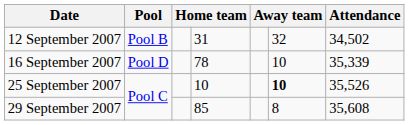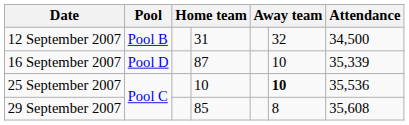(349, 39) 34,502 -> (349, 39) 34,500
(201, 62) 78 -> (201, 62) 87
(349, 85) 35,526 -> (349, 85) 35,536
